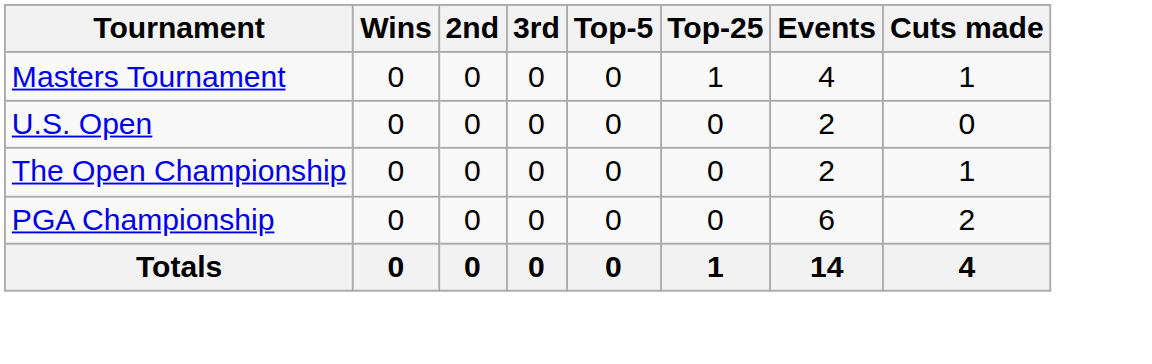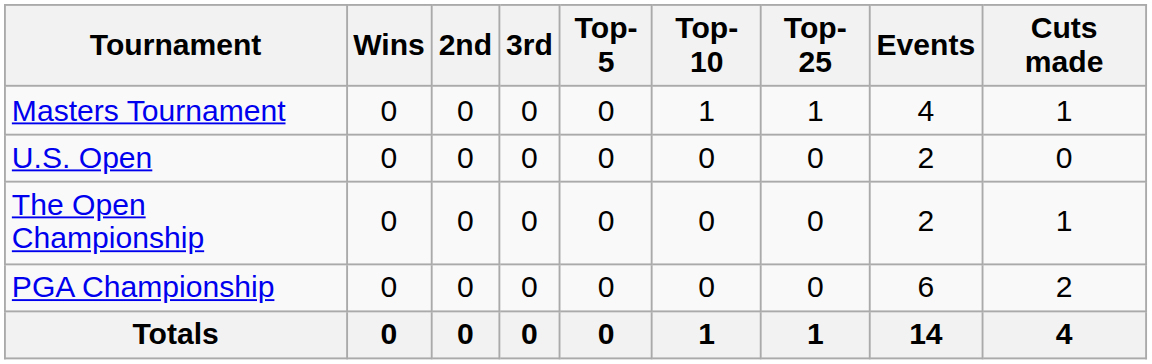+ column: (707, 45)
